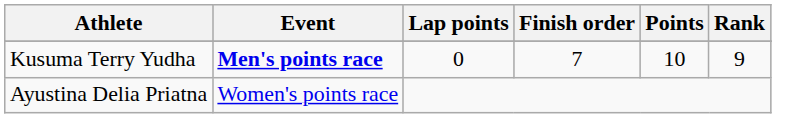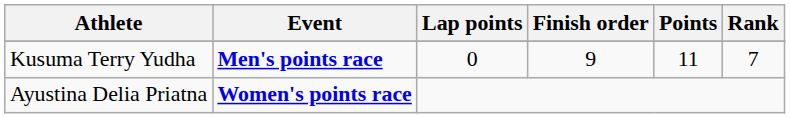(577, 59) 7 -> (591, 59) 9
(675, 59) 10 -> (688, 59) 11
(740, 59) 9 -> (753, 59) 7
(308, 95) normal -> (315, 95) bold
